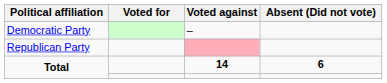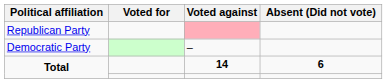rows swapped: (49, 30) <-> (48, 47)
